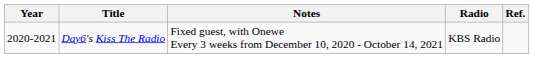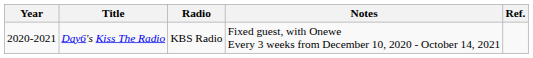columns swapped: (474, 13) <-> (307, 13)
